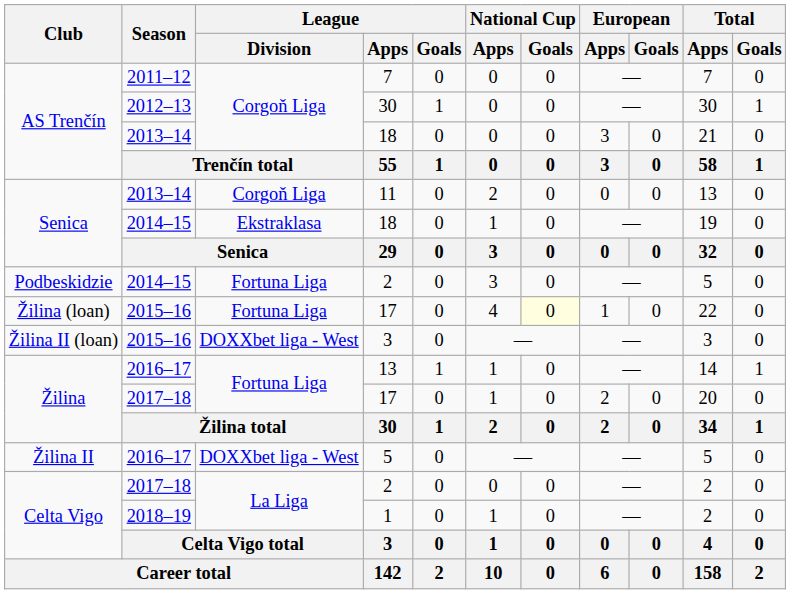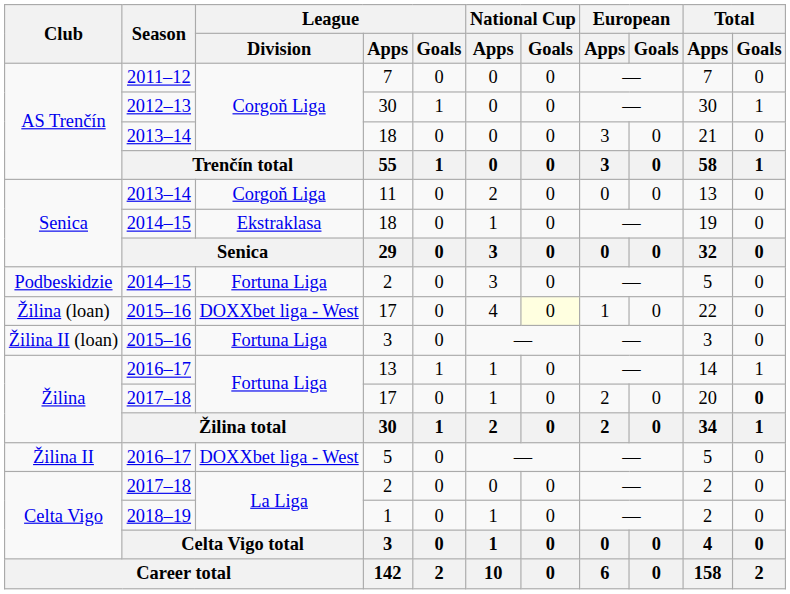(279, 310) Fortuna Liga -> (279, 310) DOXXbet liga - West
(279, 340) DOXXbet liga - West -> (279, 340) Fortuna Liga
(759, 398) normal -> (759, 398) bold
